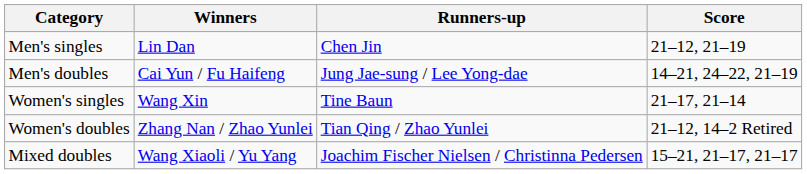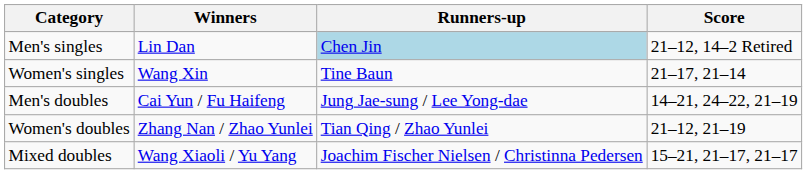(351, 45) no background -> (351, 45) lightblue background
(698, 45) 21–12, 21–19 -> (721, 45) 21–12, 14–2 Retired
rows swapped: (66, 100) <-> (58, 73)
(721, 127) 21–12, 14–2 Retired -> (698, 127) 21–12, 21–19
